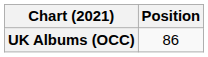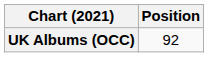(171, 39) 86 -> (171, 39) 92
